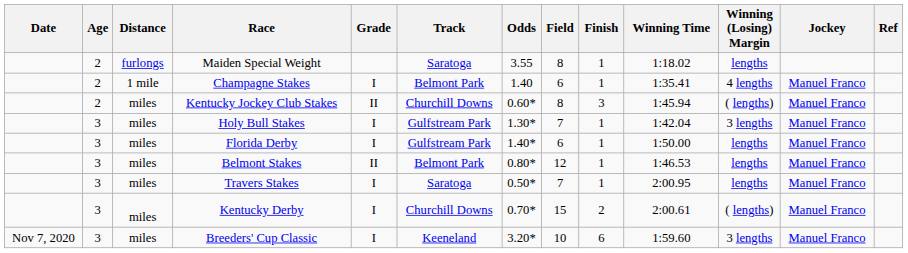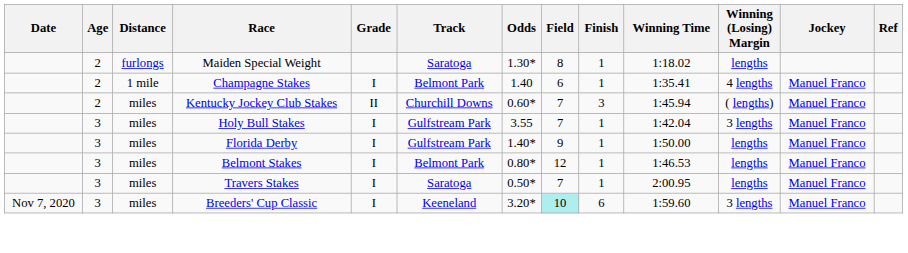(522, 63) 3.55 -> (522, 63) 1.30*
(560, 103) 8 -> (560, 103) 7
(522, 123) 1.30* -> (522, 123) 3.55
(560, 143) 6 -> (560, 143) 9
(374, 163) II -> (374, 163) I
- row: (262, 210)
(560, 237) no background -> (560, 203) paleturquoise background
